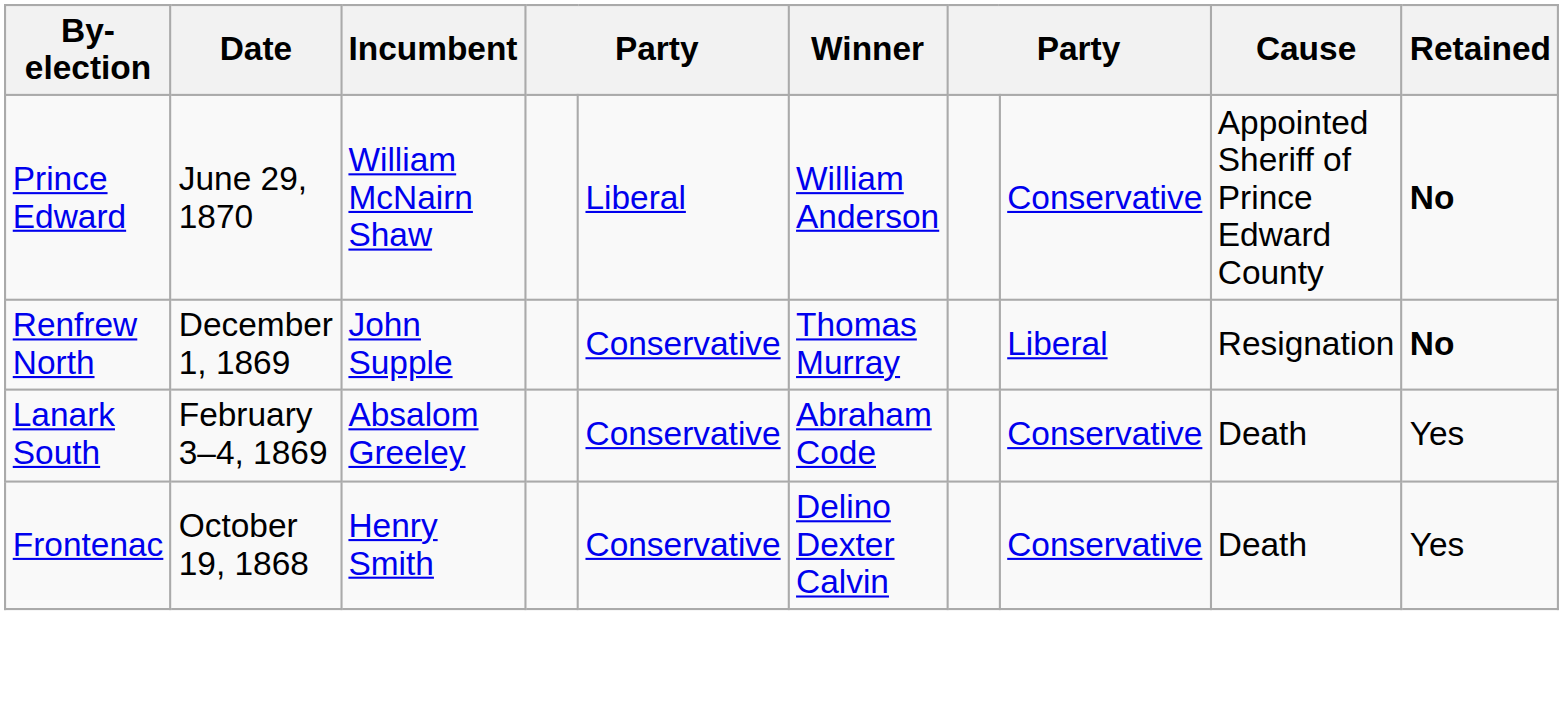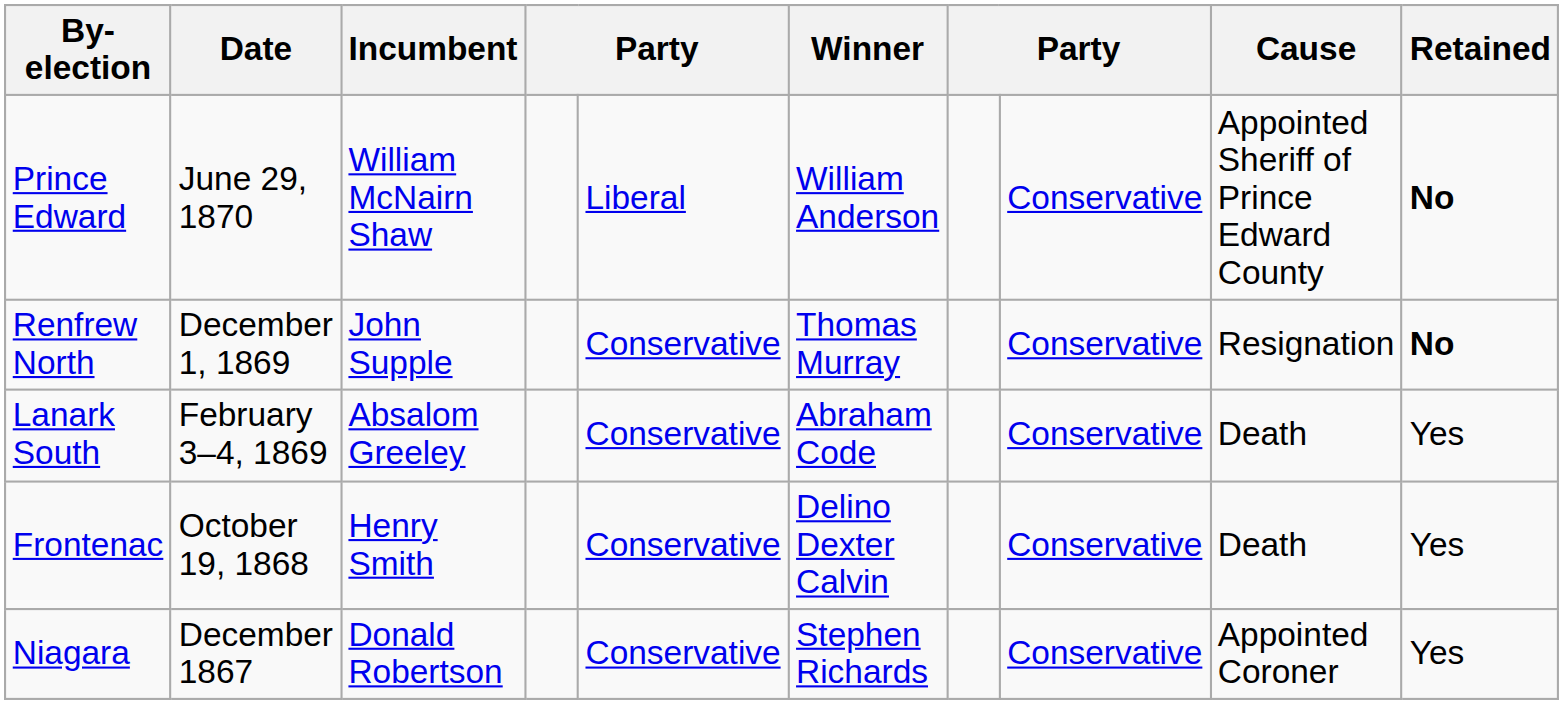(1057, 343) Liberal -> (1105, 343) Conservative
+ row: (71, 653)
